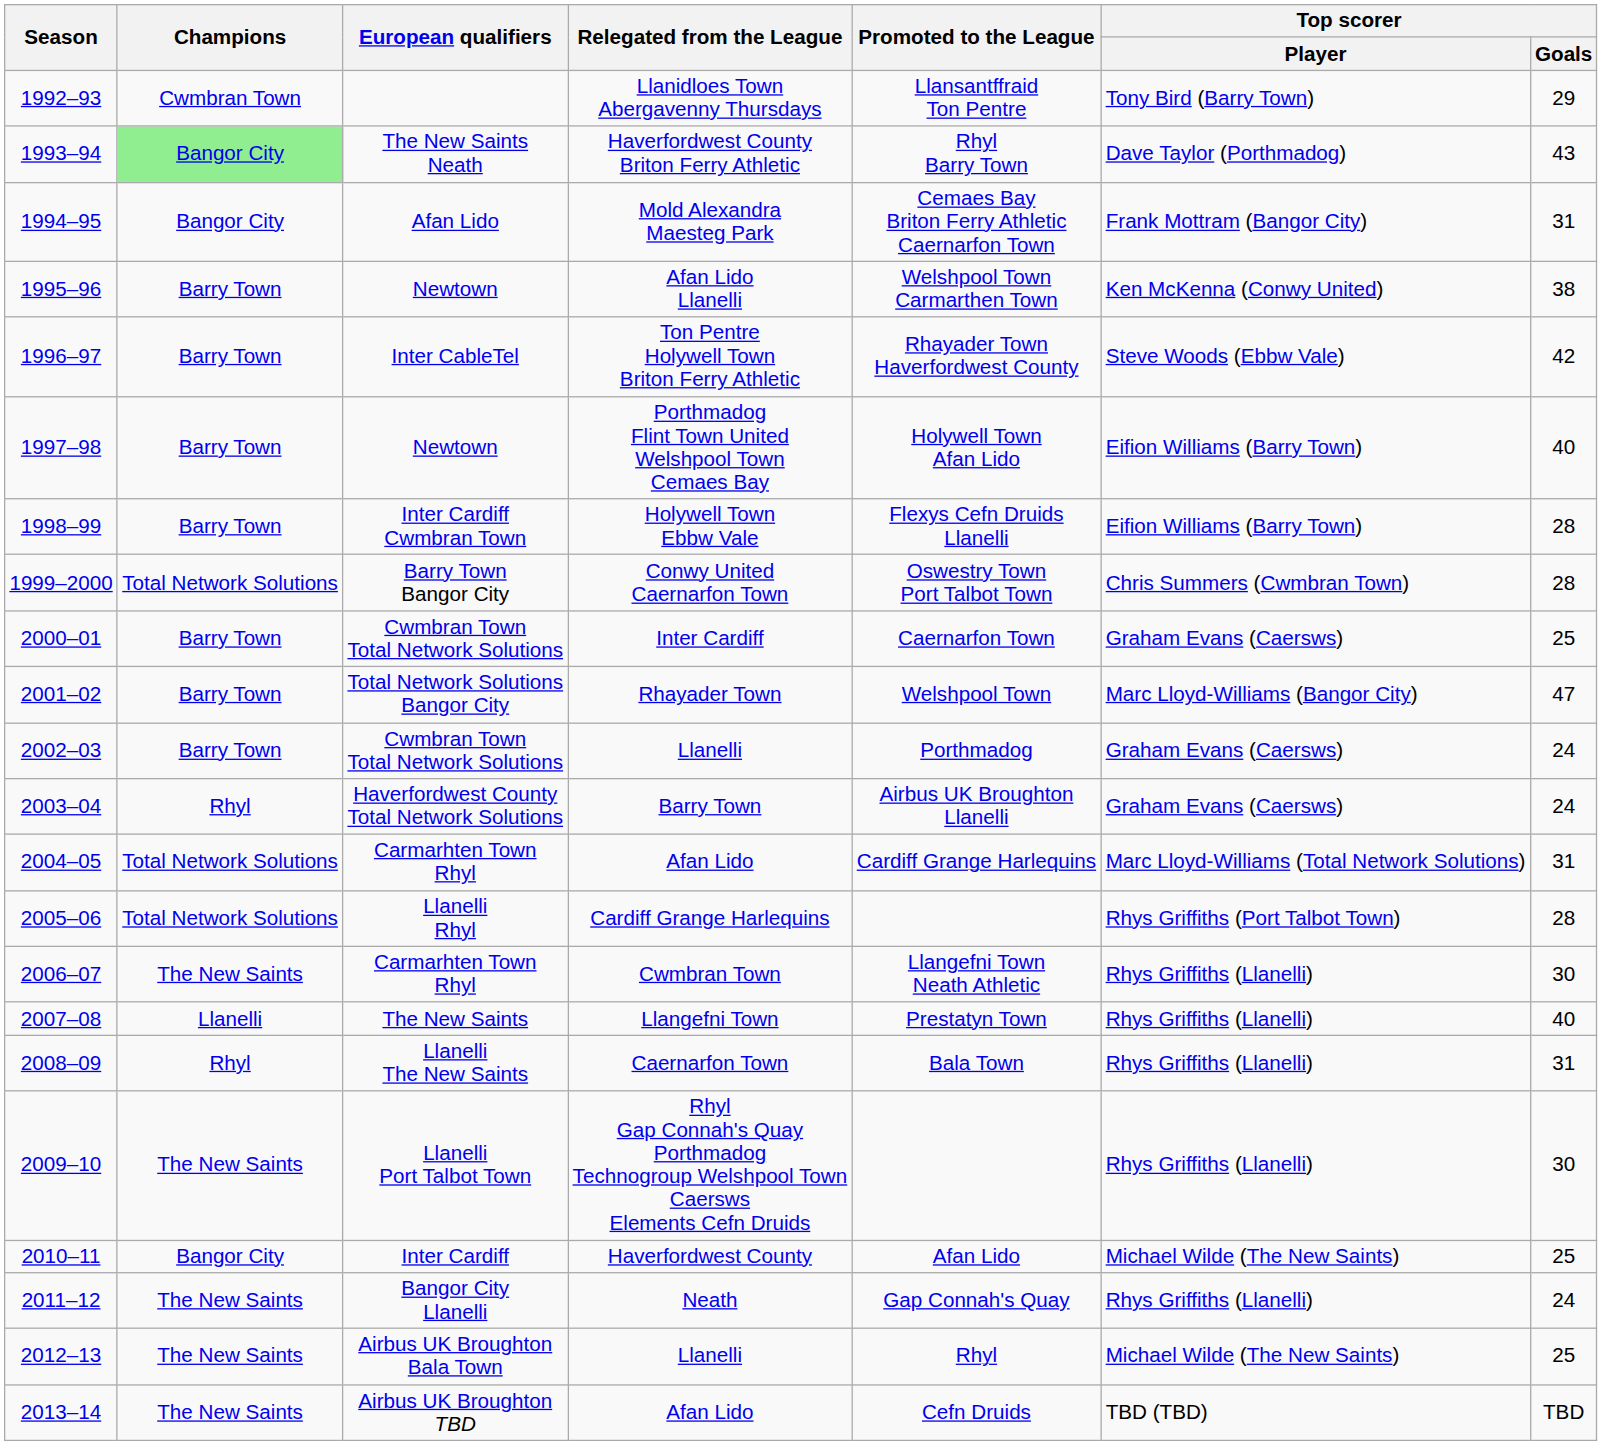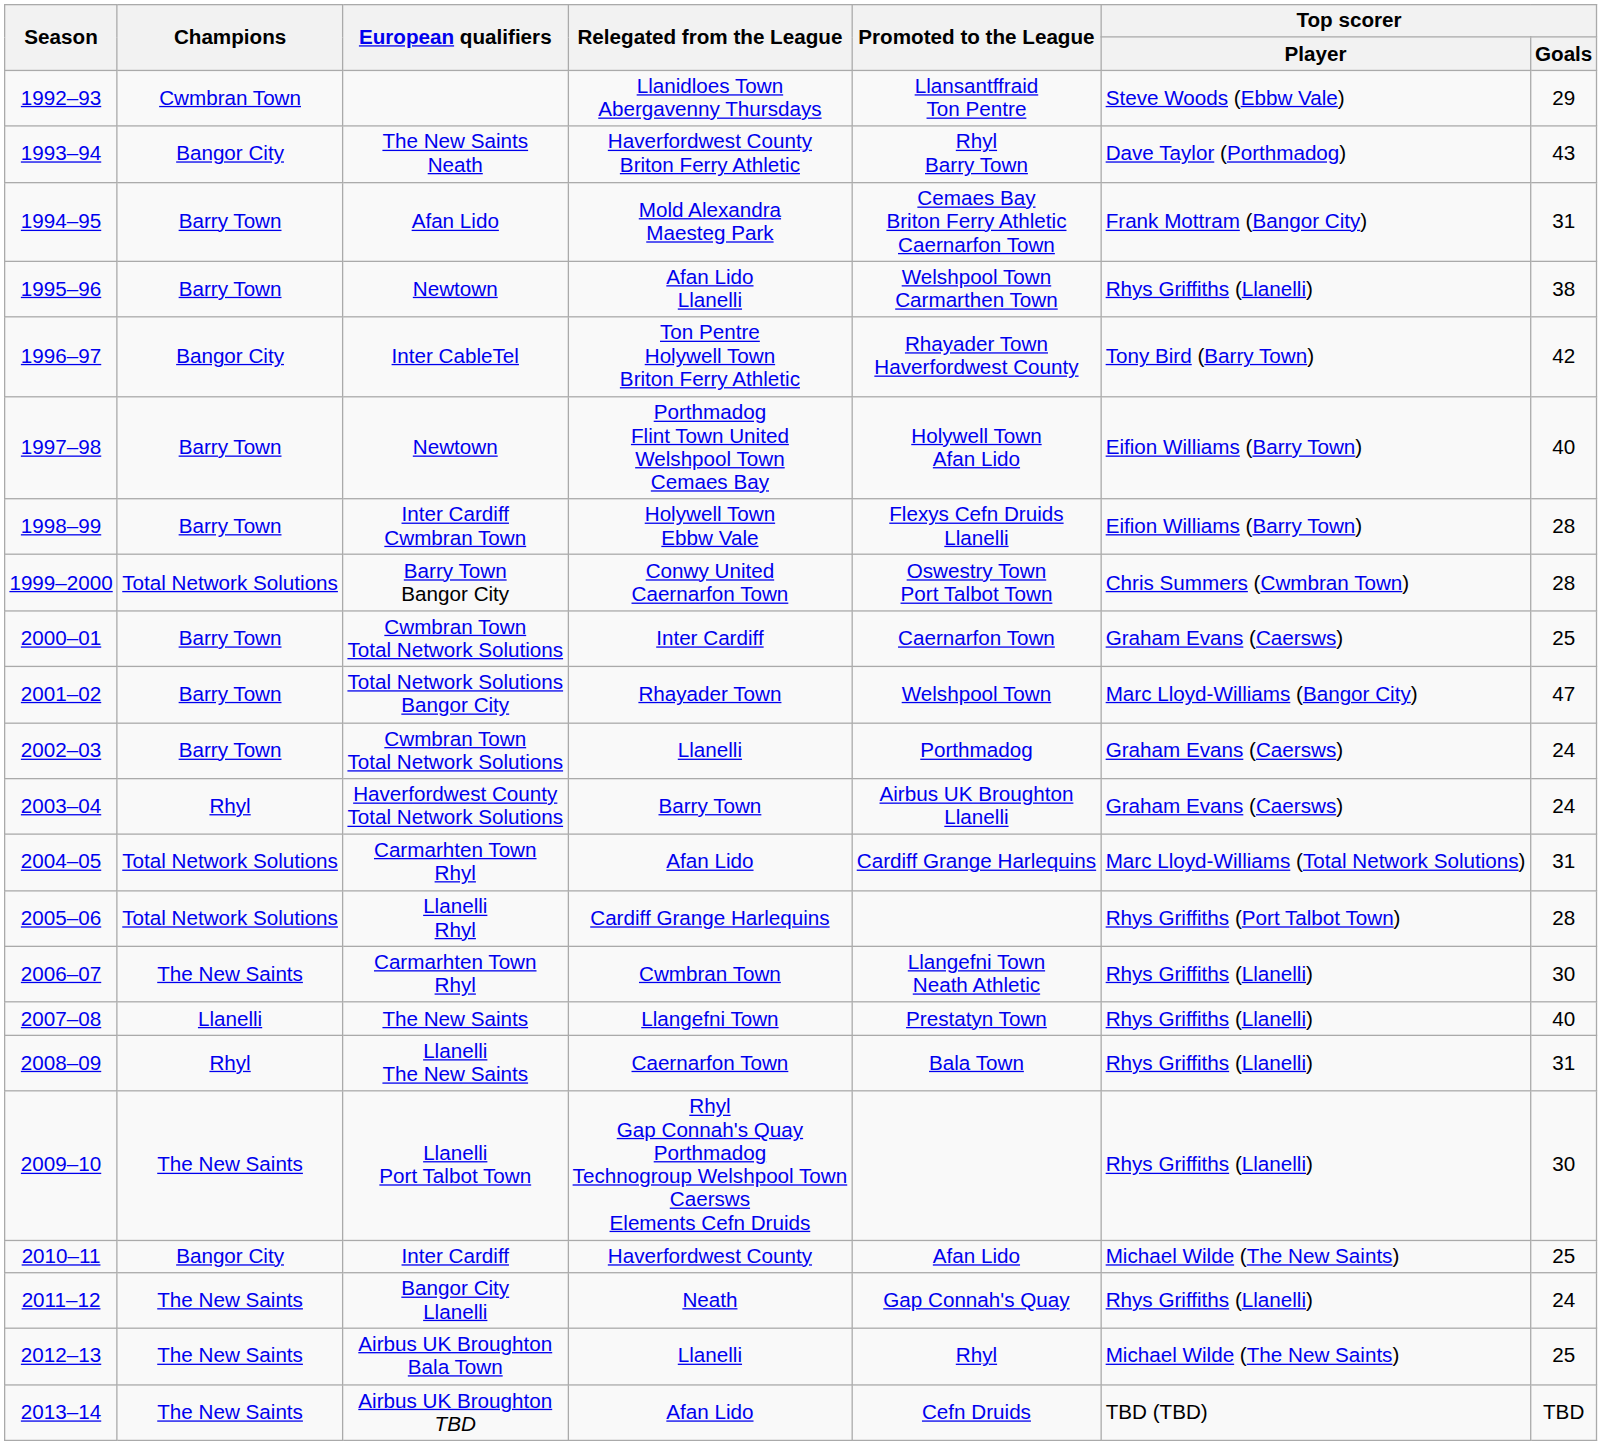(1210, 97) Tony Bird (Barry Town) -> (1225, 97) Steve Woods (Ebbw Vale)
(230, 153) lightgreen background -> (230, 153) no background
(230, 221) Bangor City -> (230, 221) Barry Town
(1244, 289) Ken McKenna (Conwy United) -> (1209, 289) Rhys Griffiths (Llanelli)
(230, 356) Barry Town -> (230, 356) Bangor City
(1225, 356) Steve Woods (Ebbw Vale) -> (1210, 356) Tony Bird (Barry Town)
